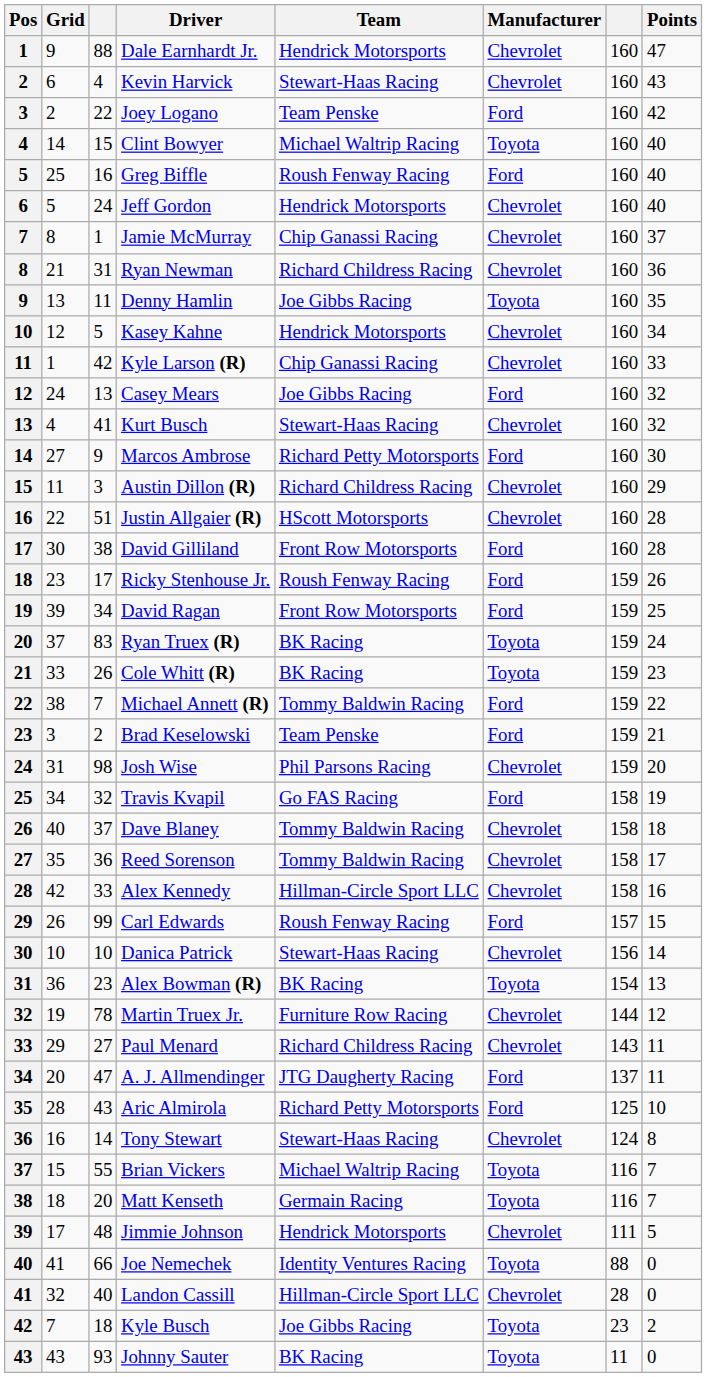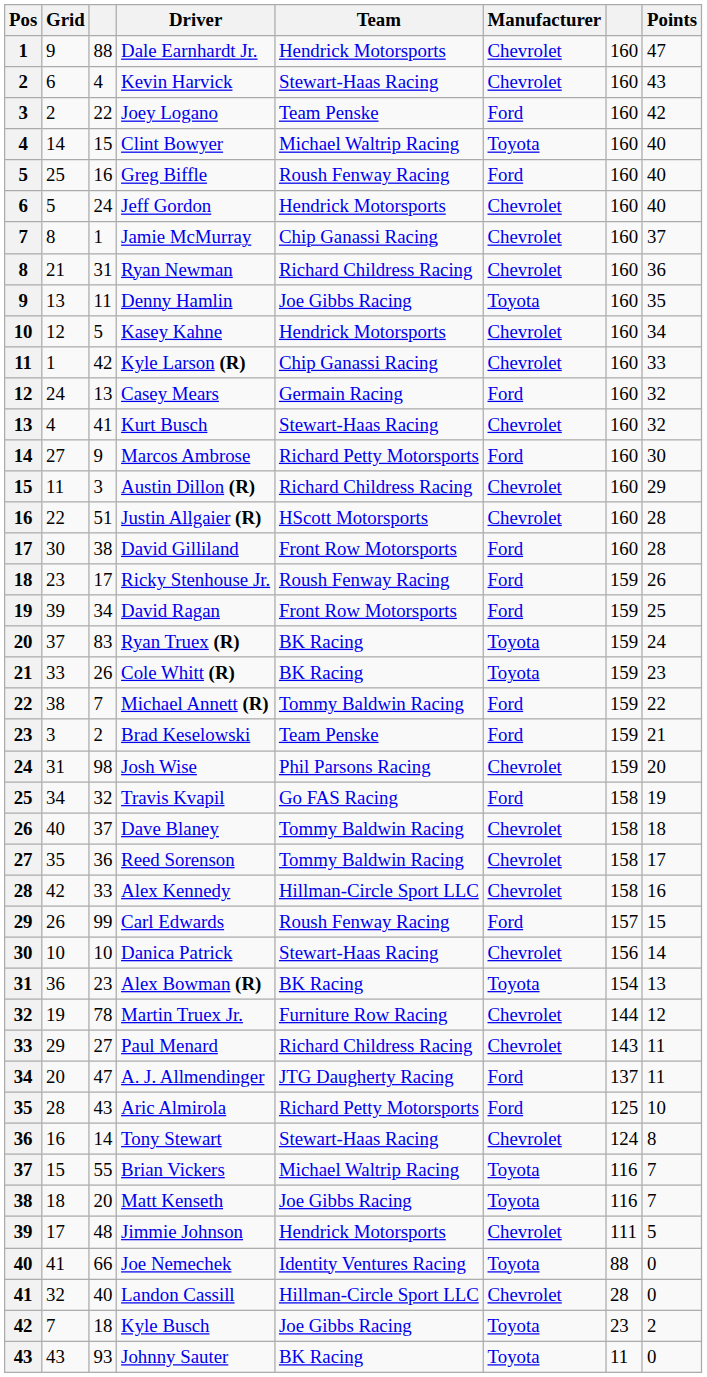(345, 393) Joe Gibbs Racing -> (341, 393) Germain Racing
(341, 1201) Germain Racing -> (345, 1201) Joe Gibbs Racing
